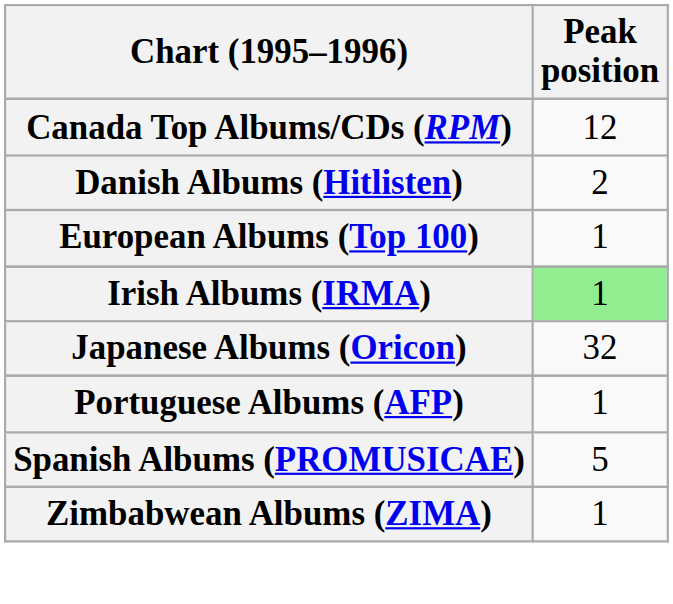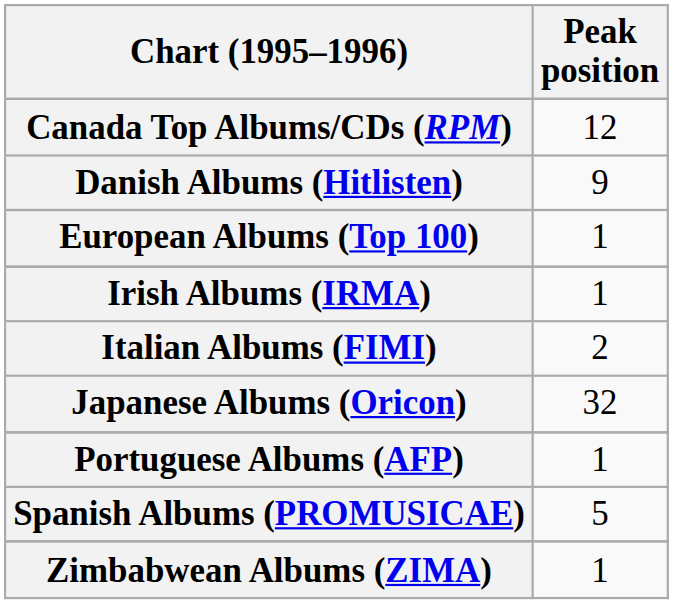(600, 182) 2 -> (600, 182) 9
(600, 292) lightgreen background -> (600, 292) no background
+ row: (269, 347)
